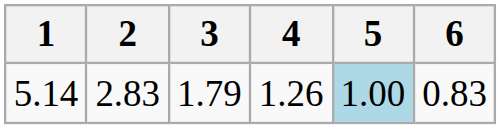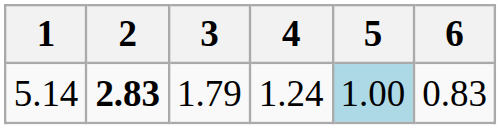(128, 92) normal -> (128, 92) bold
(291, 92) 1.26 -> (291, 92) 1.24
